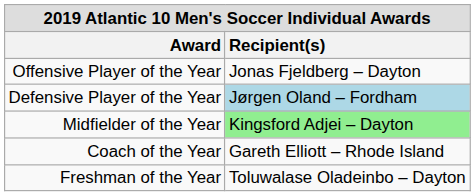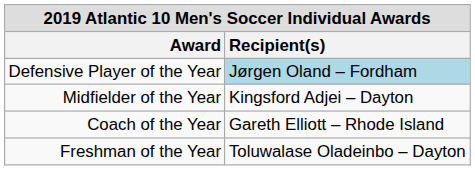- row: (117, 72)
(321, 125) lightgreen background -> (321, 98) no background
